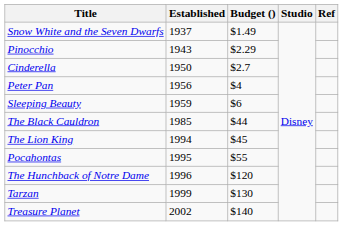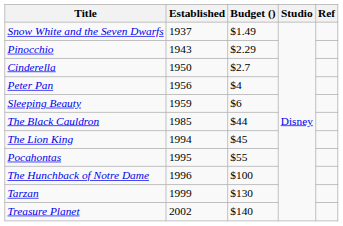(242, 175) $120 -> (242, 175) $100
